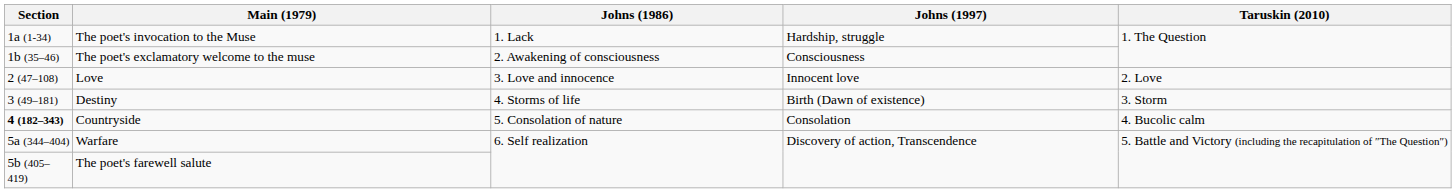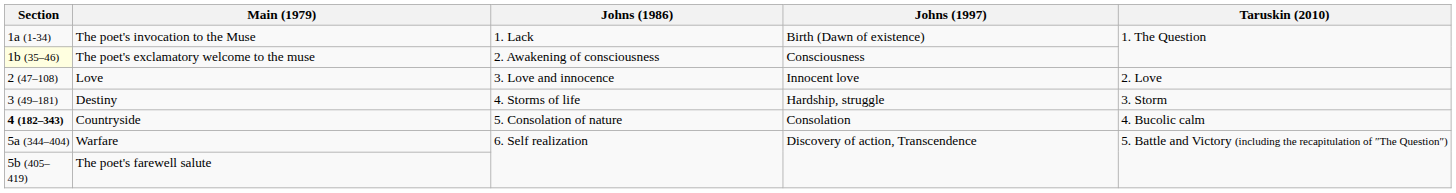(835, 36) Hardship, struggle -> (856, 36) Birth (Dawn of existence)
(33, 57) no background -> (33, 57) lightyellow background
(856, 99) Birth (Dawn of existence) -> (835, 99) Hardship, struggle
